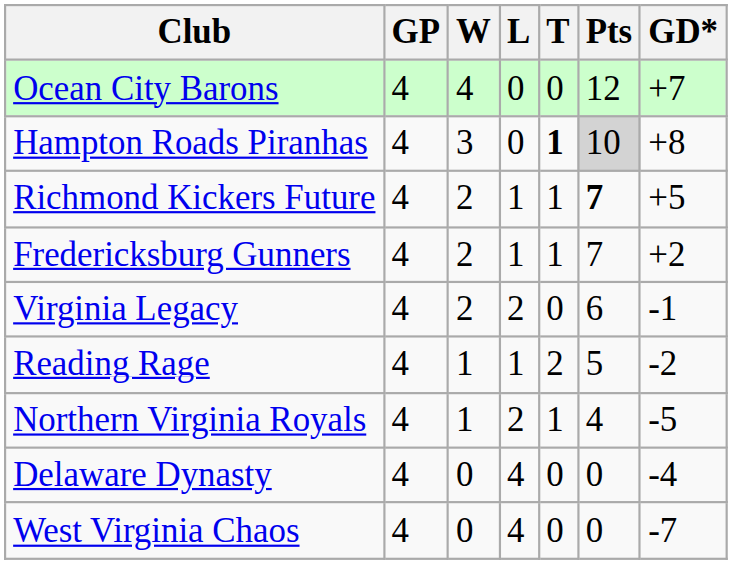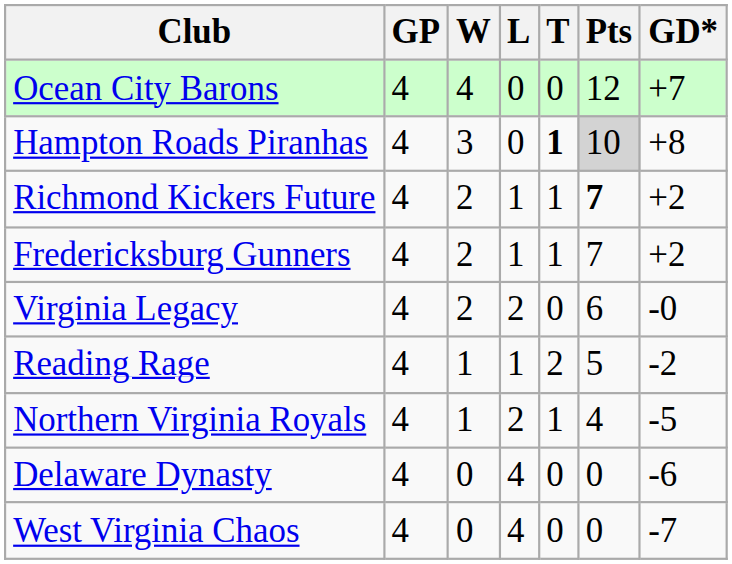(667, 198) +5 -> (667, 198) +2
(663, 308) -1 -> (663, 308) -0
(663, 474) -4 -> (663, 474) -6
